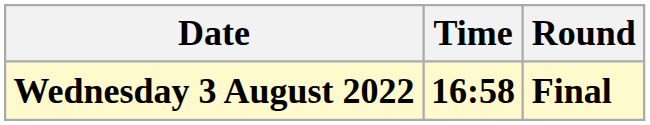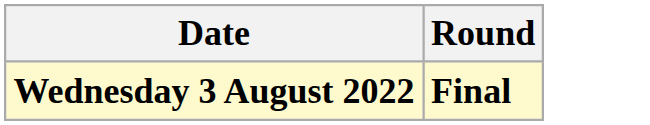- column: (473, 33)
